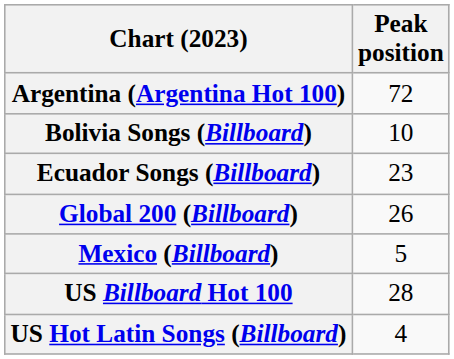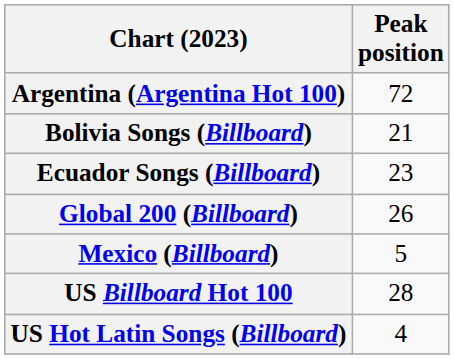(401, 133) 10 -> (401, 133) 21
